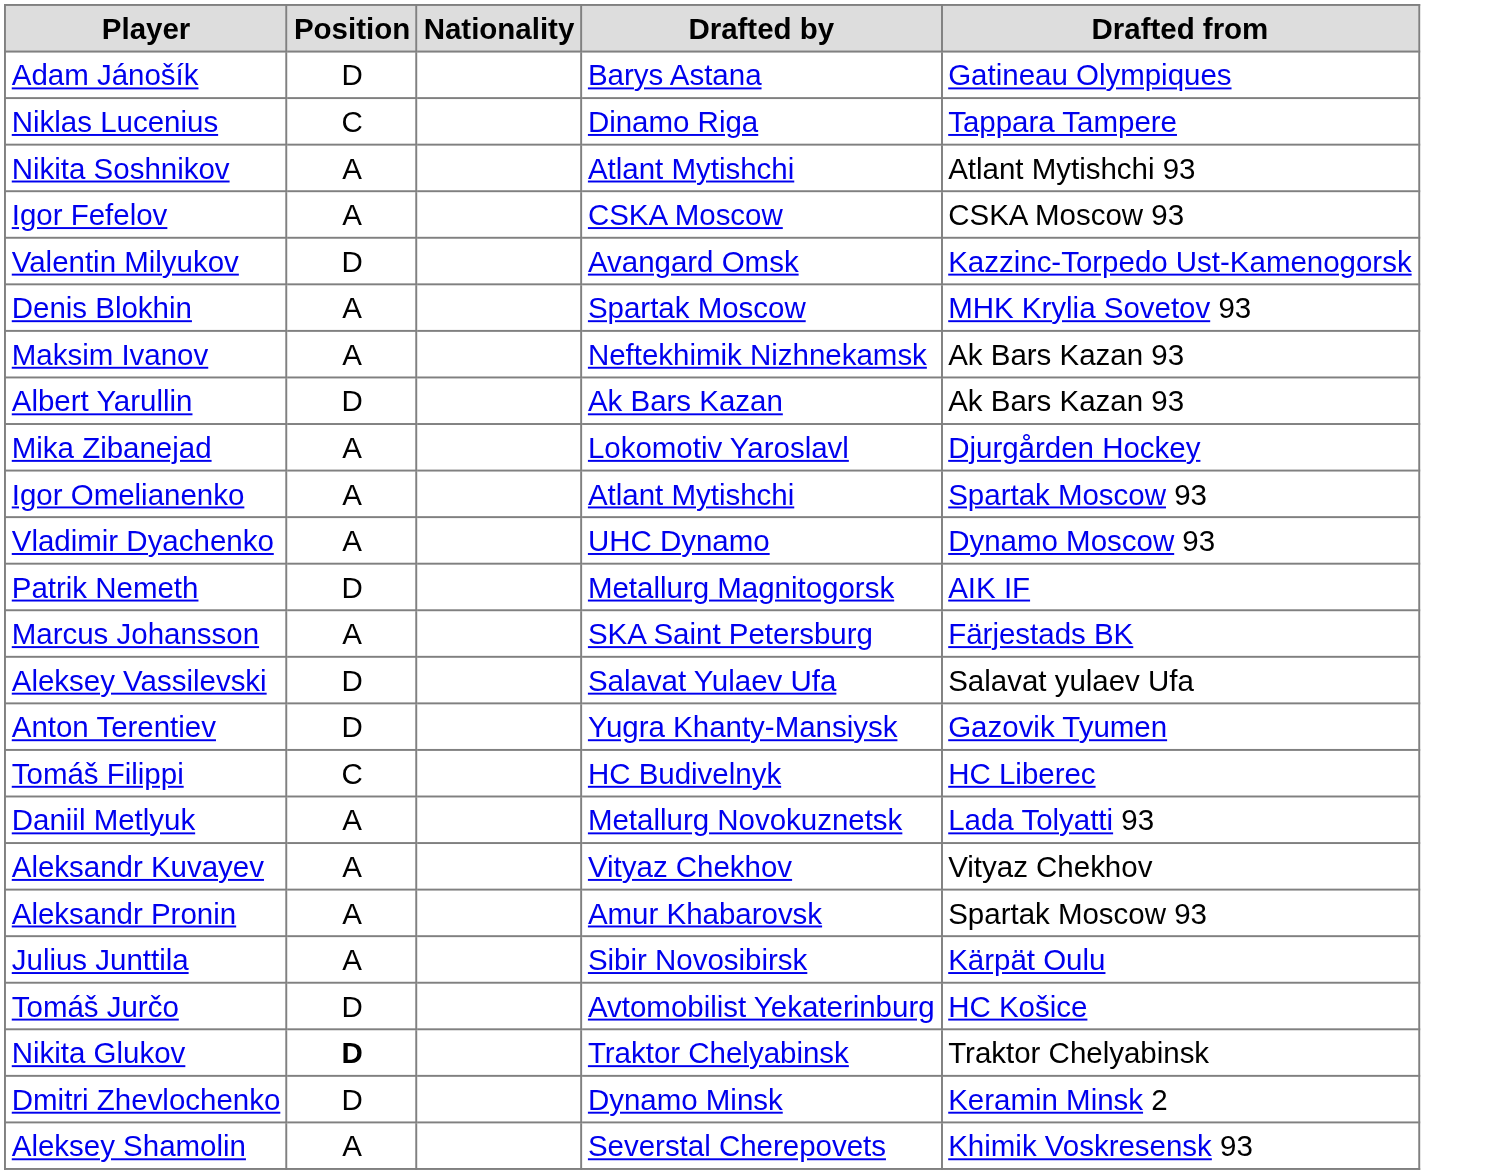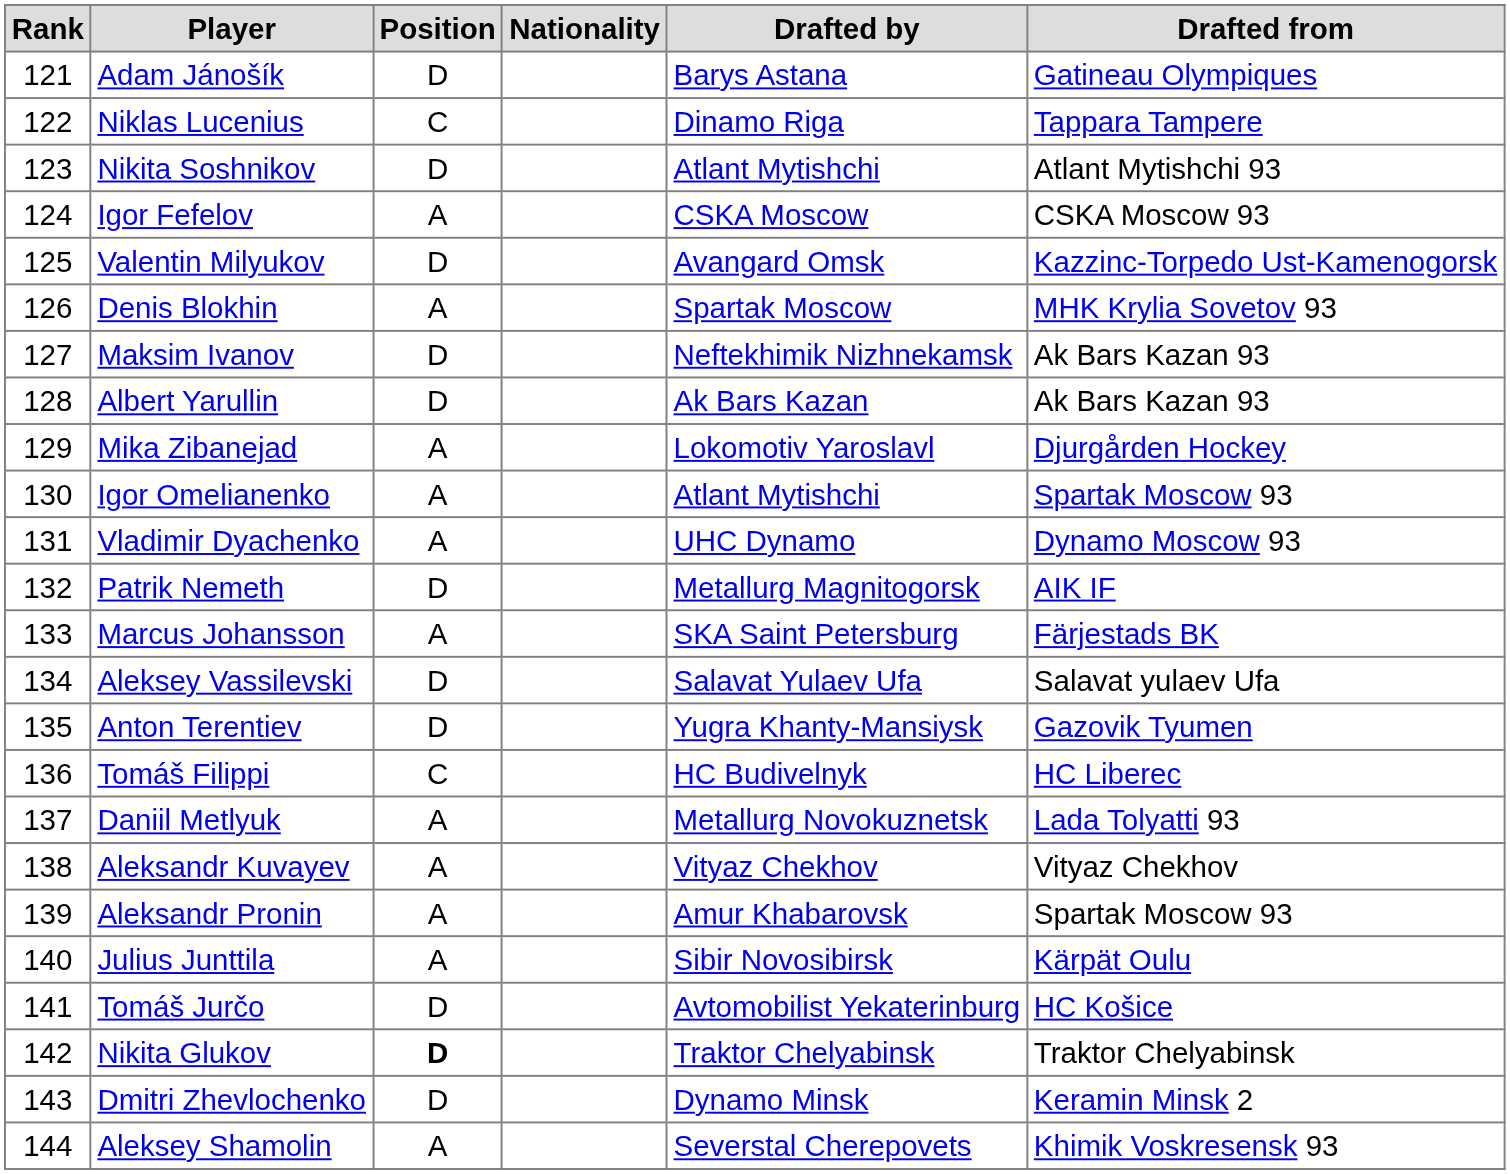+ column: (48, 28)
(352, 168) A -> (438, 168) D
(352, 354) A -> (438, 354) D
